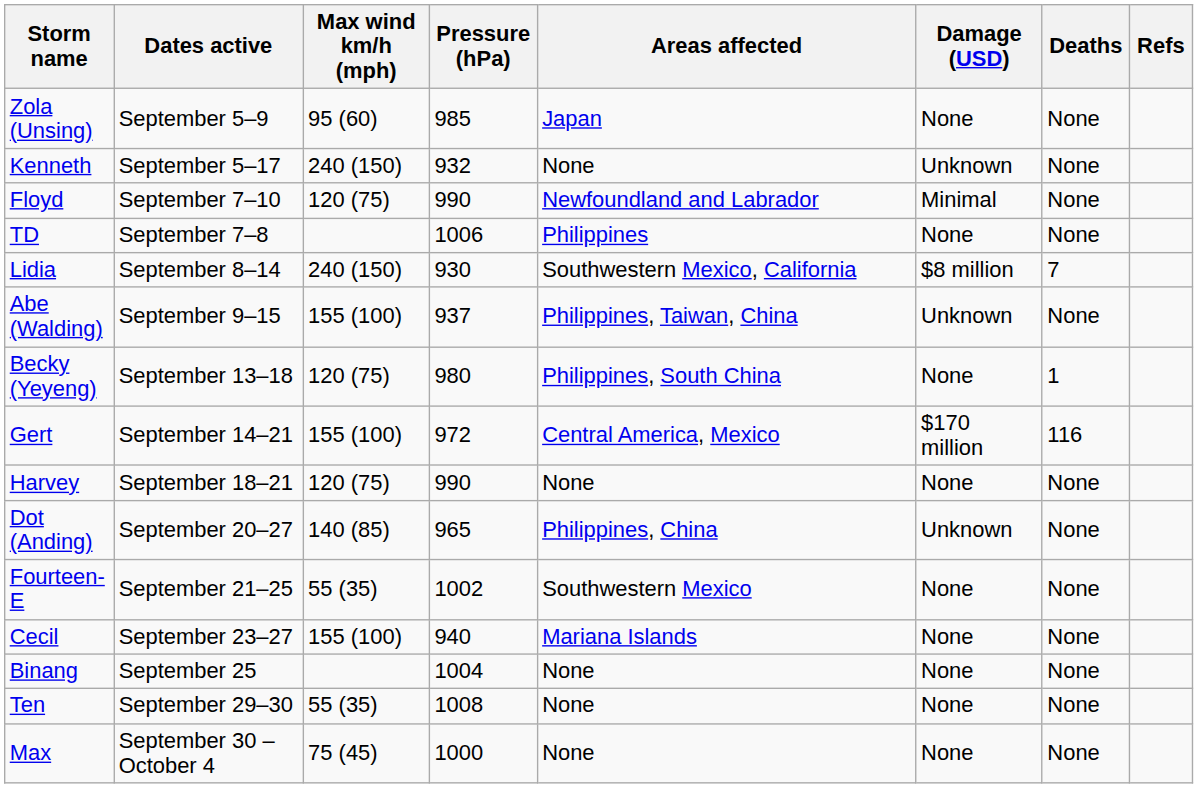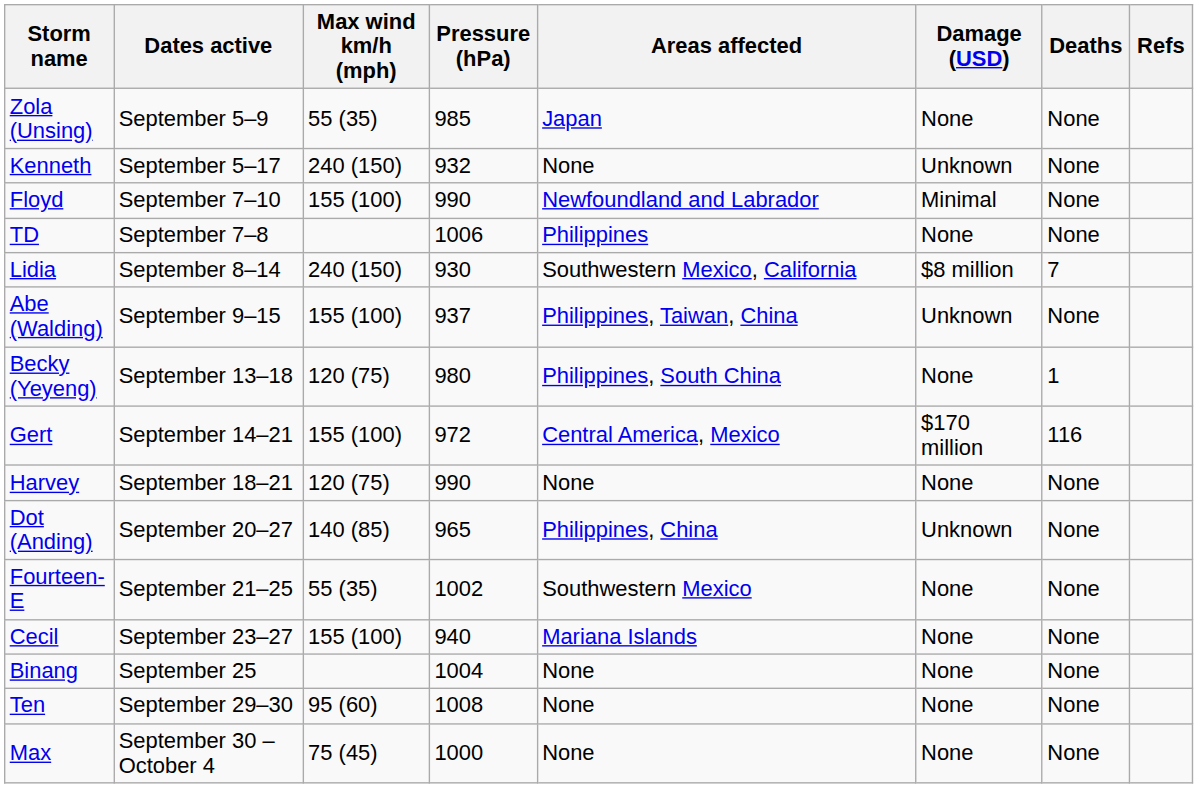(343, 118) 95 (60) -> (343, 118) 55 (35)
(349, 200) 120 (75) -> (355, 200) 155 (100)
(343, 705) 55 (35) -> (343, 705) 95 (60)
